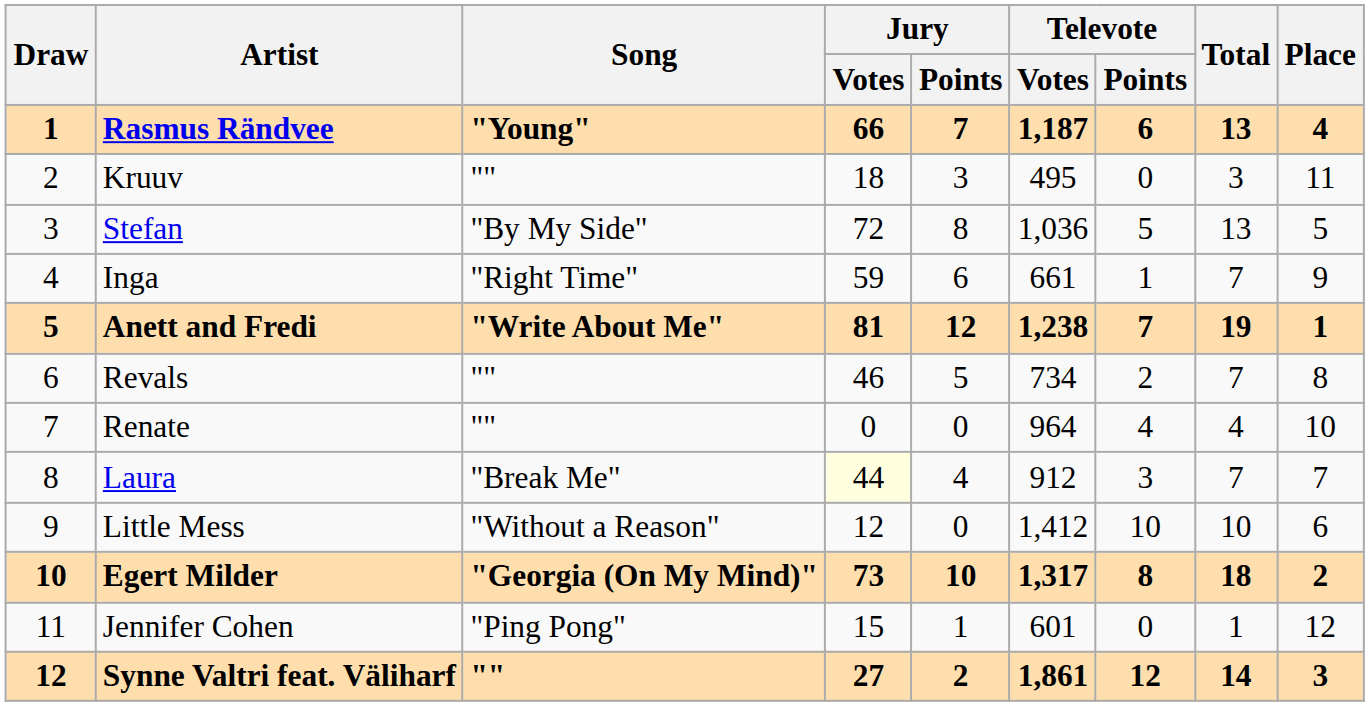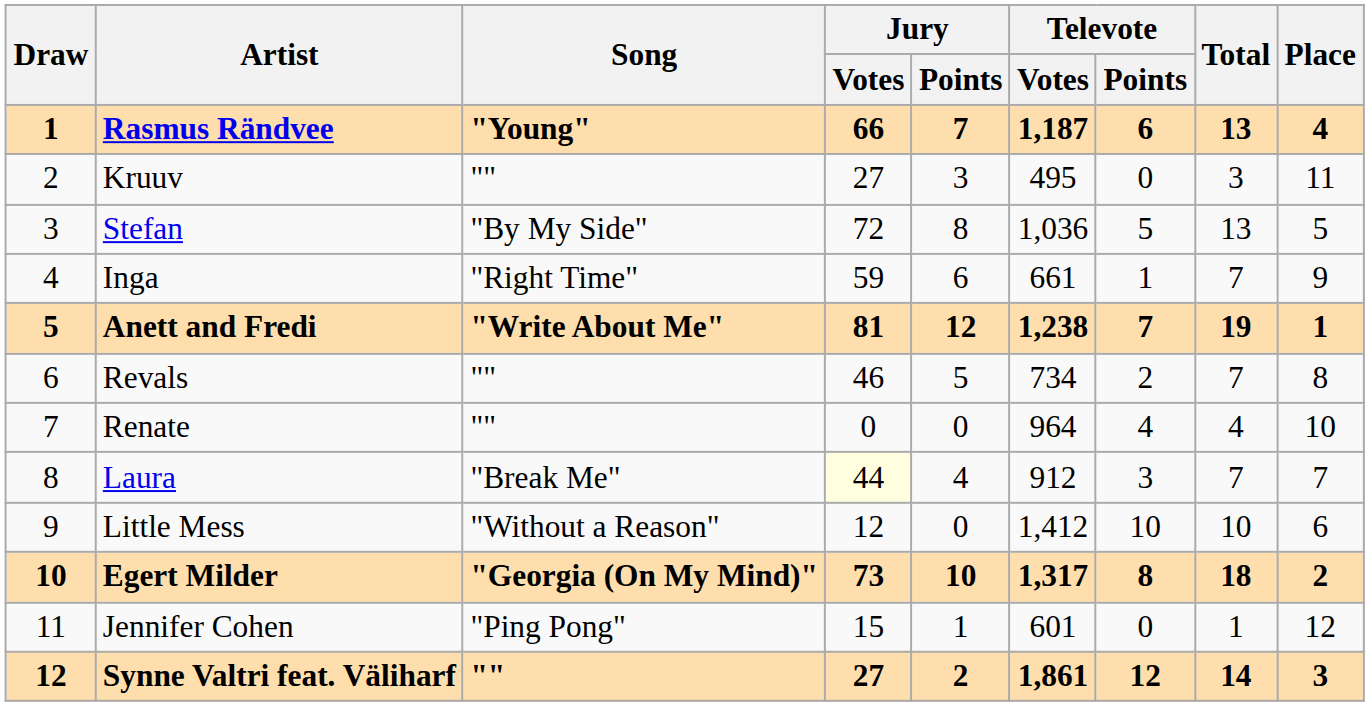(868, 178) 18 -> (868, 178) 27
